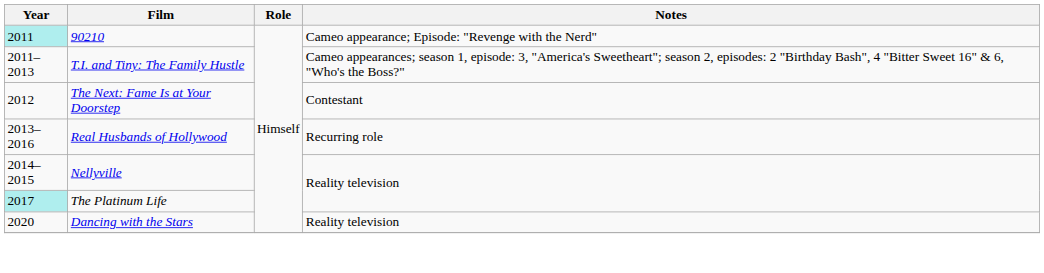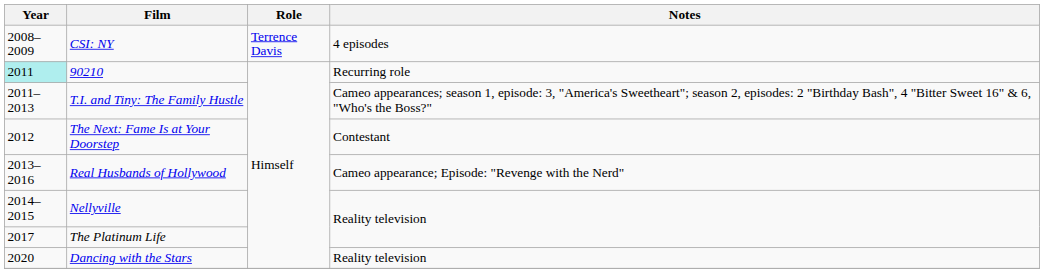+ row: (92, 43)
(451, 36) Cameo appearance; Episode: "Revenge with the Nerd" -> (372, 72) Recurring role
(344, 136) Recurring role -> (479, 172) Cameo appearance; Episode: "Revenge with the Nerd"
(21, 201) paleturquoise background -> (21, 237) no background
